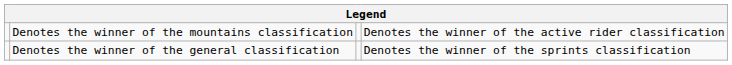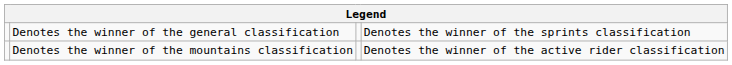rows swapped: (176, 51) <-> (183, 32)
